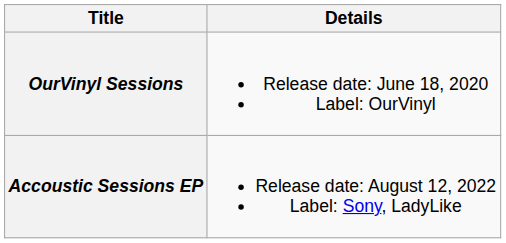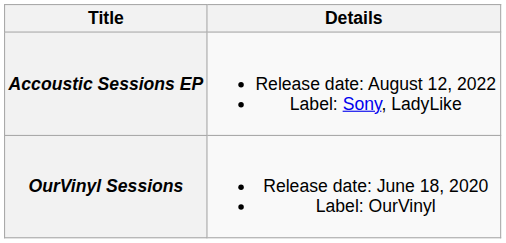rows swapped: (106, 83) <-> (106, 186)
